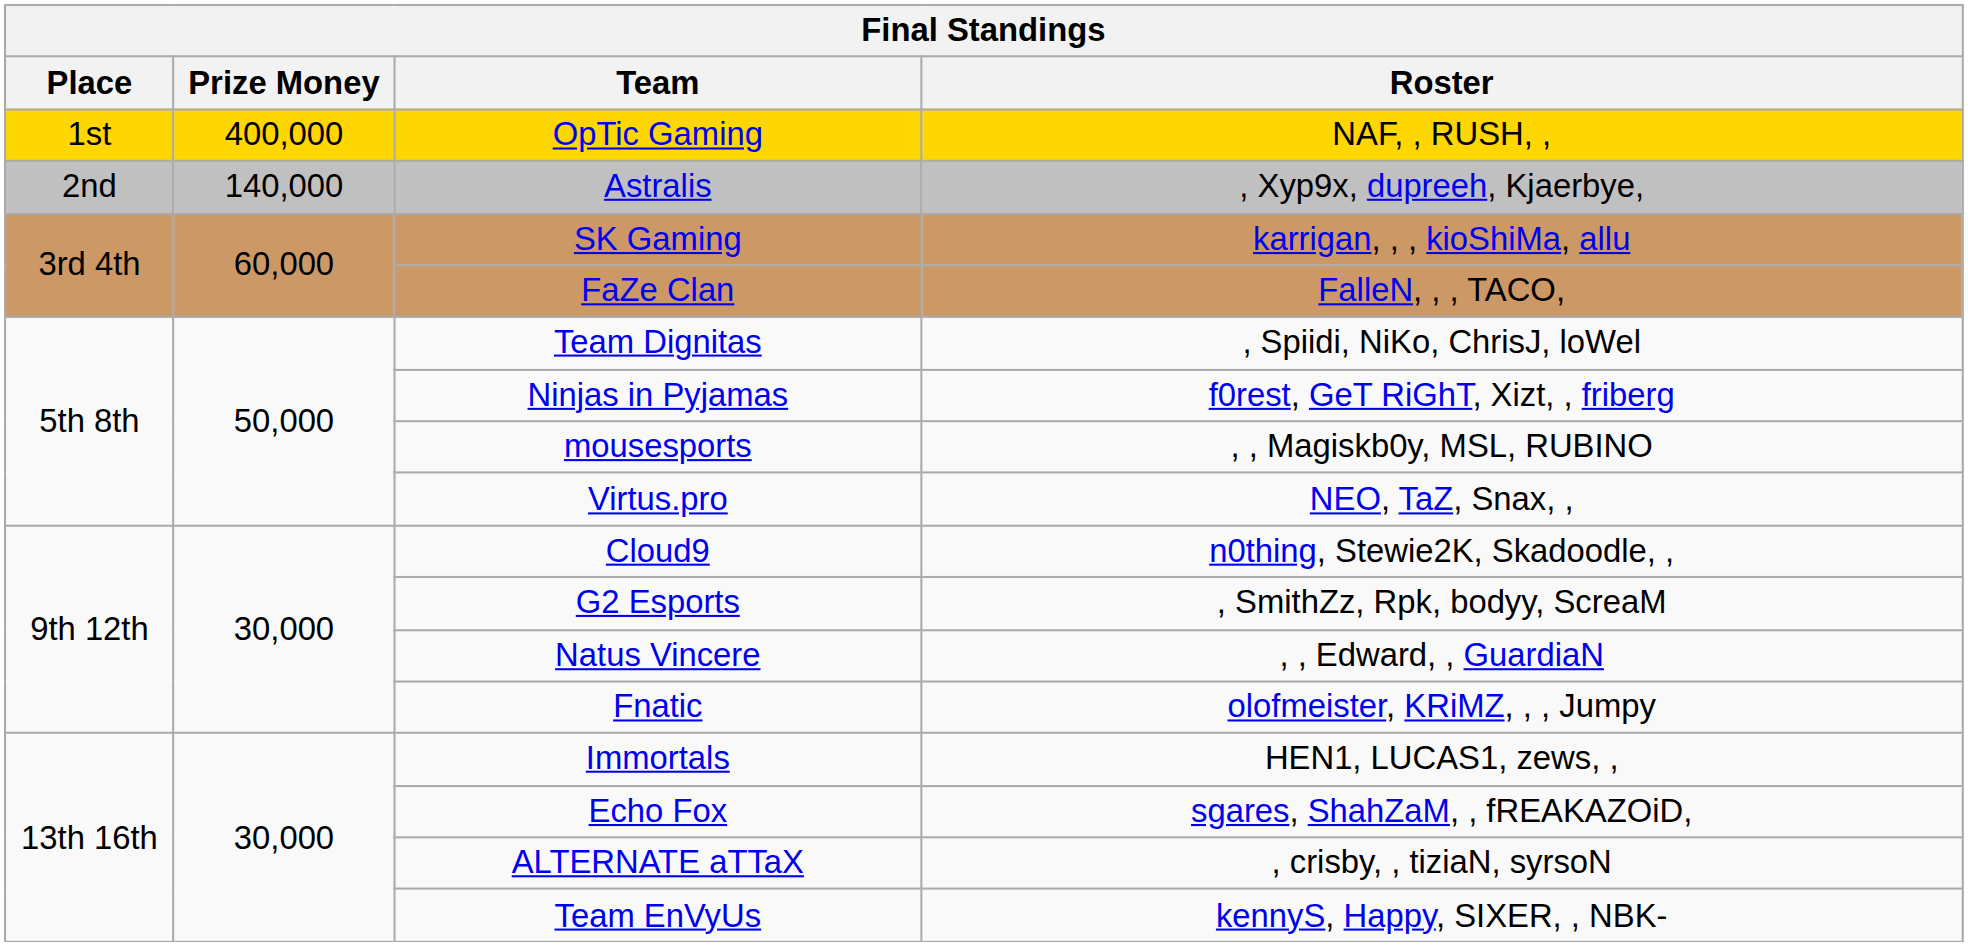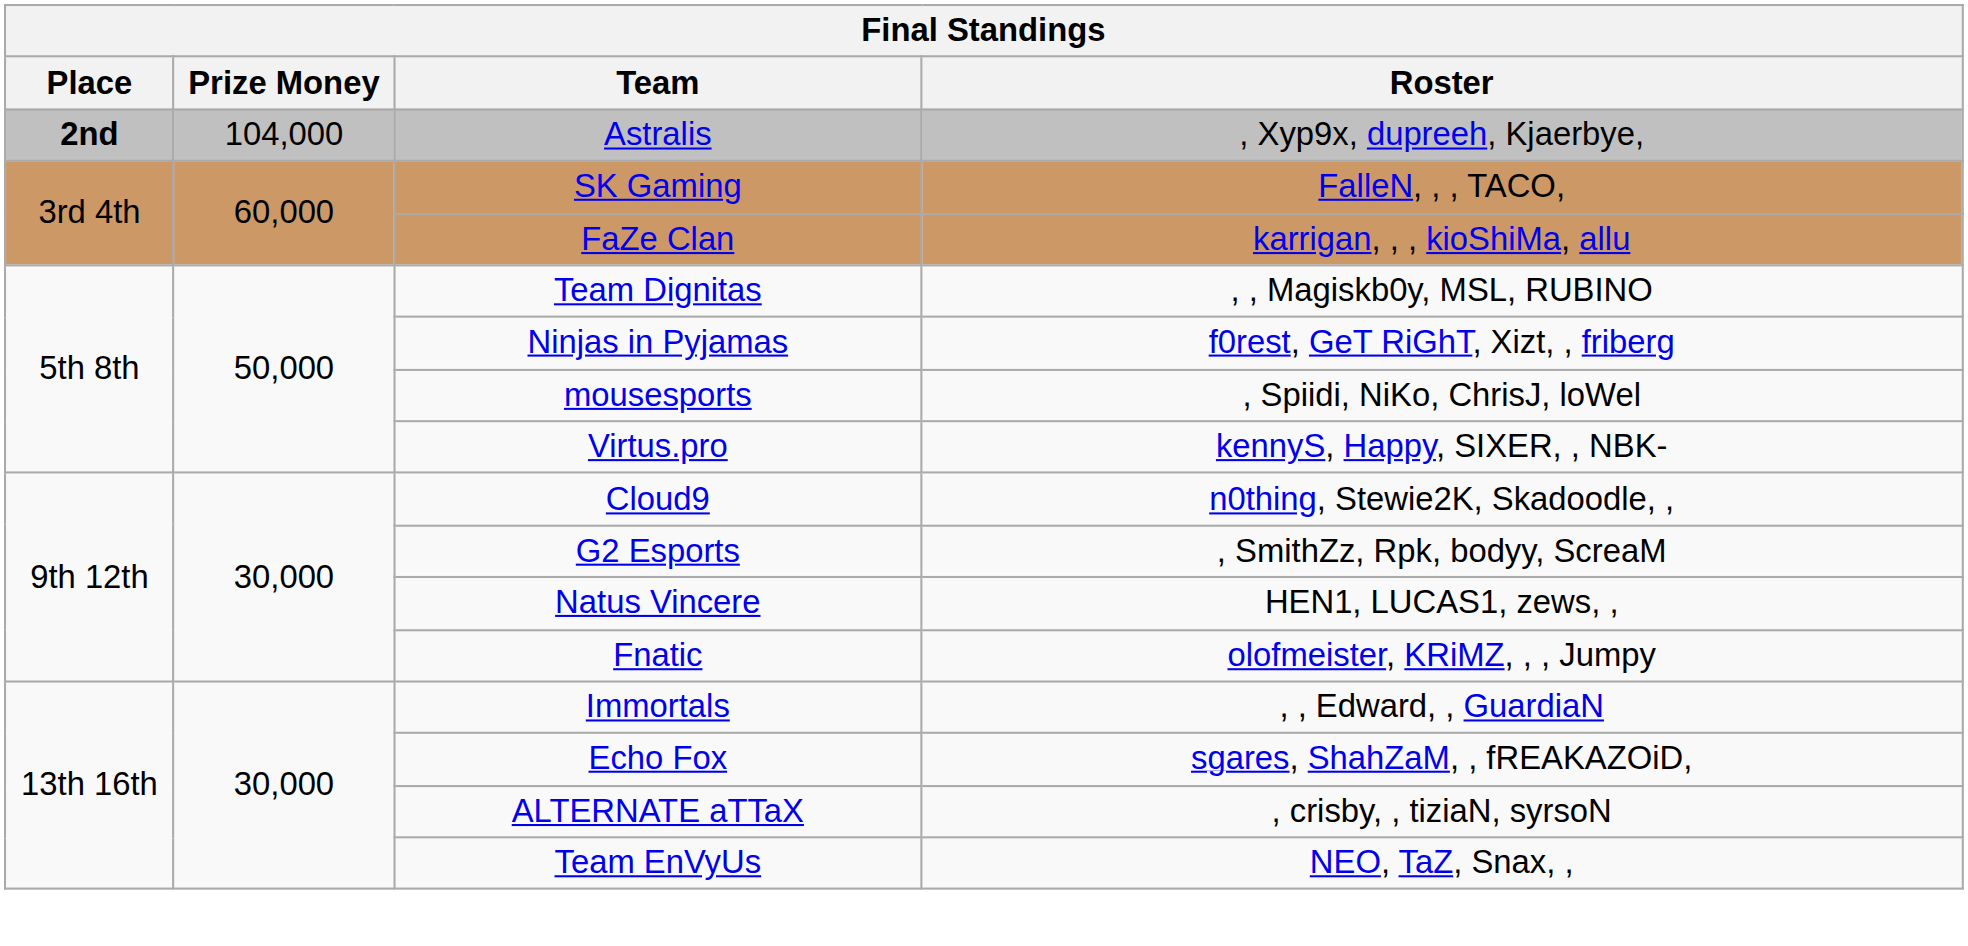- row: (658, 134)
(89, 186) normal -> (89, 134) bold
(284, 186) 140,000 -> (284, 134) 104,000
(1442, 238) karrigan, , , kioShiMa, allu -> (1442, 186) FalleN, , , TACO,
(1442, 290) FalleN, , , TACO, -> (1442, 238) karrigan, , , kioShiMa, allu
(1442, 342) , Spiidi, NiKo, ChrisJ, loWel -> (1442, 290) , , Magiskb0y, MSL, RUBINO
(1442, 446) , , Magiskb0y, MSL, RUBINO -> (1442, 394) , Spiidi, NiKo, ChrisJ, loWel
(1442, 498) NEO, TaZ, Snax, , -> (1442, 446) kennyS, Happy, SIXER, , NBK-
(1442, 654) , , Edward, , GuardiaN -> (1442, 602) HEN1, LUCAS1, zews, ,
(1442, 758) HEN1, LUCAS1, zews, , -> (1442, 706) , , Edward, , GuardiaN
(1442, 914) kennyS, Happy, SIXER, , NBK- -> (1442, 862) NEO, TaZ, Snax, ,
